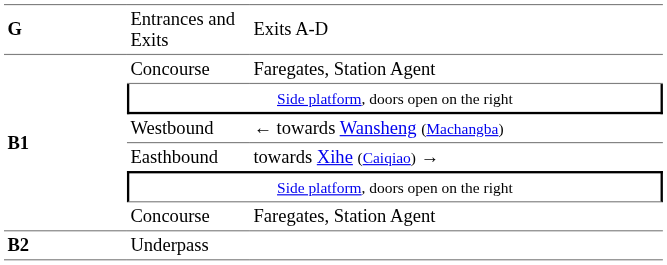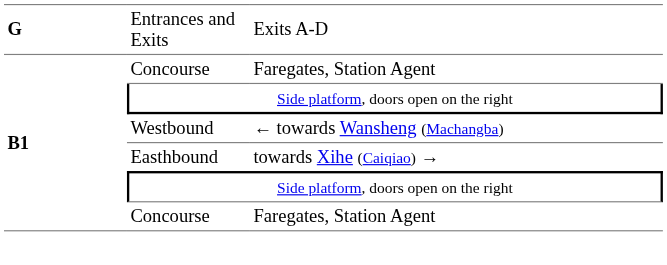- row: (170, 245)
